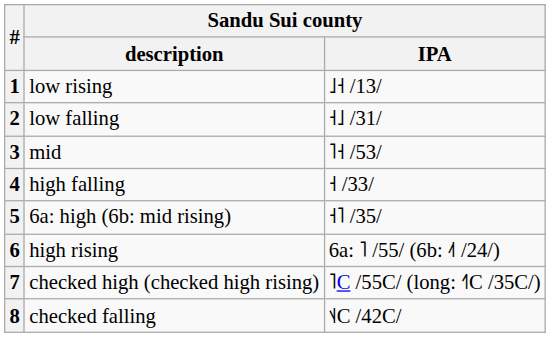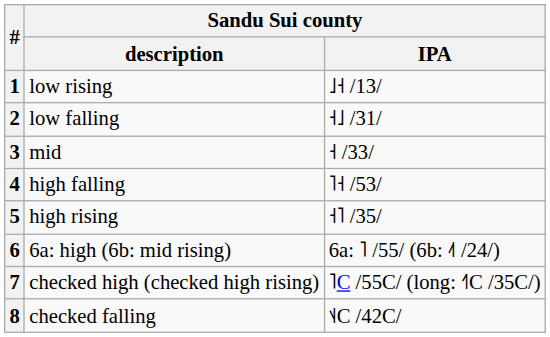(355, 151) ˥˧ /53/ -> (351, 151) ˧ /33/
(351, 184) ˧ /33/ -> (355, 184) ˥˧ /53/
(130, 217) 6a: high (6b: mid rising) -> (74, 217) high rising
(74, 250) high rising -> (130, 250) 6a: high (6b: mid rising)
